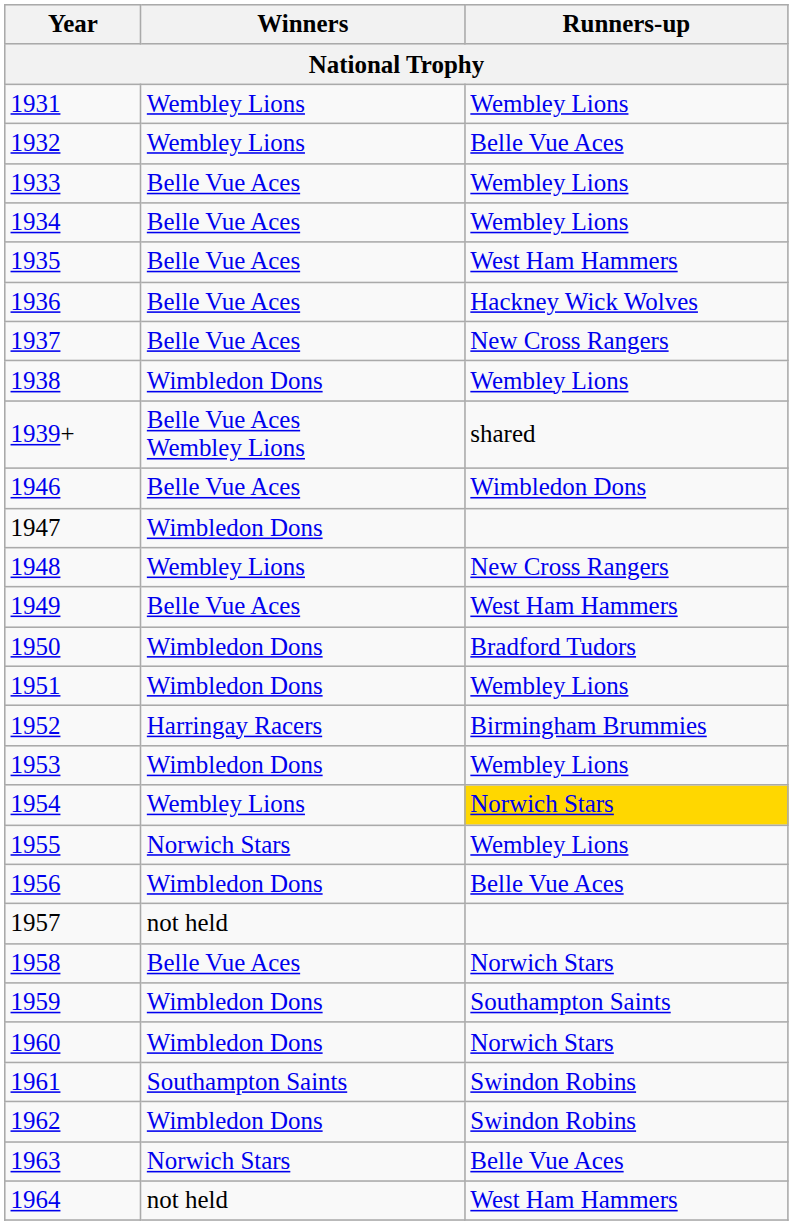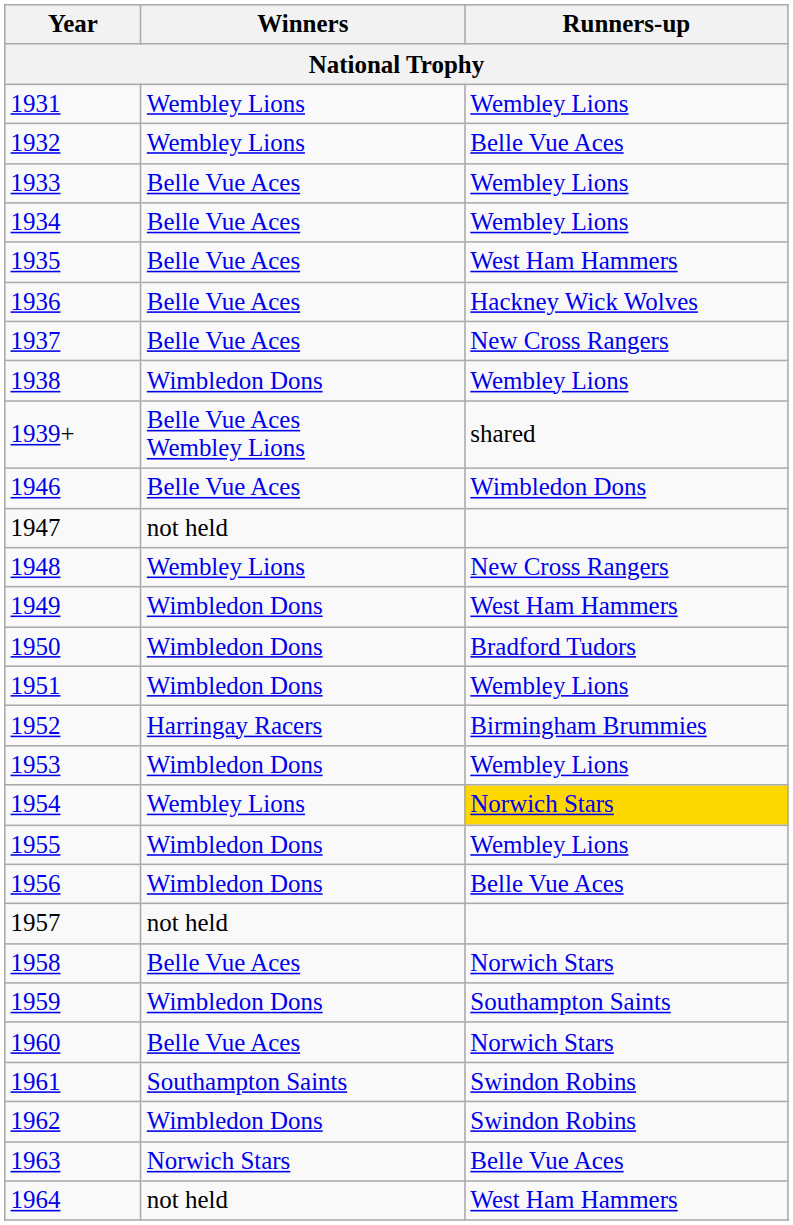(235, 527) Wimbledon Dons -> (187, 527) not held
(223, 606) Belle Vue Aces -> (235, 606) Wimbledon Dons
(219, 844) Norwich Stars -> (235, 844) Wimbledon Dons
(235, 1041) Wimbledon Dons -> (223, 1041) Belle Vue Aces
